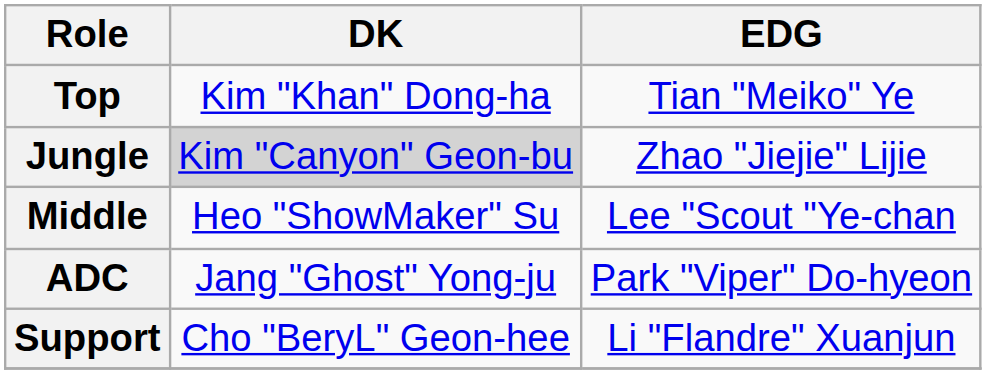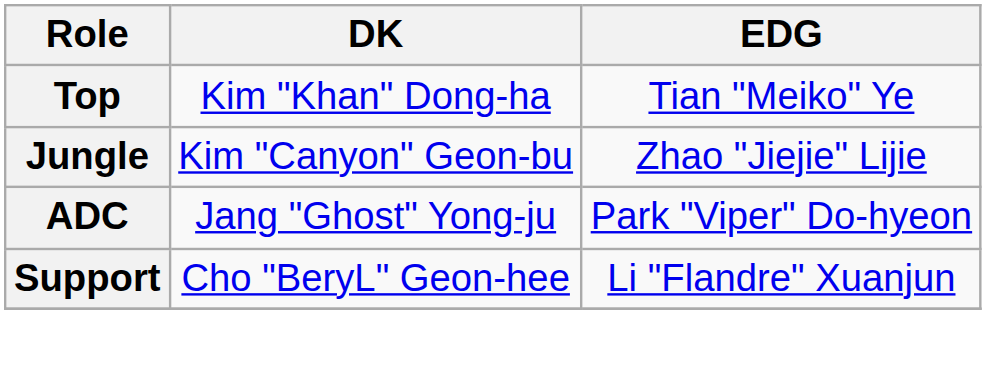(376, 156) lightgrey background -> (376, 156) no background
- row: (87, 216)
